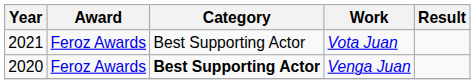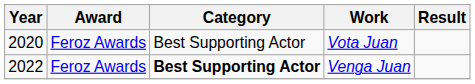(26, 42) 2021 -> (26, 42) 2020
(26, 67) 2020 -> (26, 67) 2022
